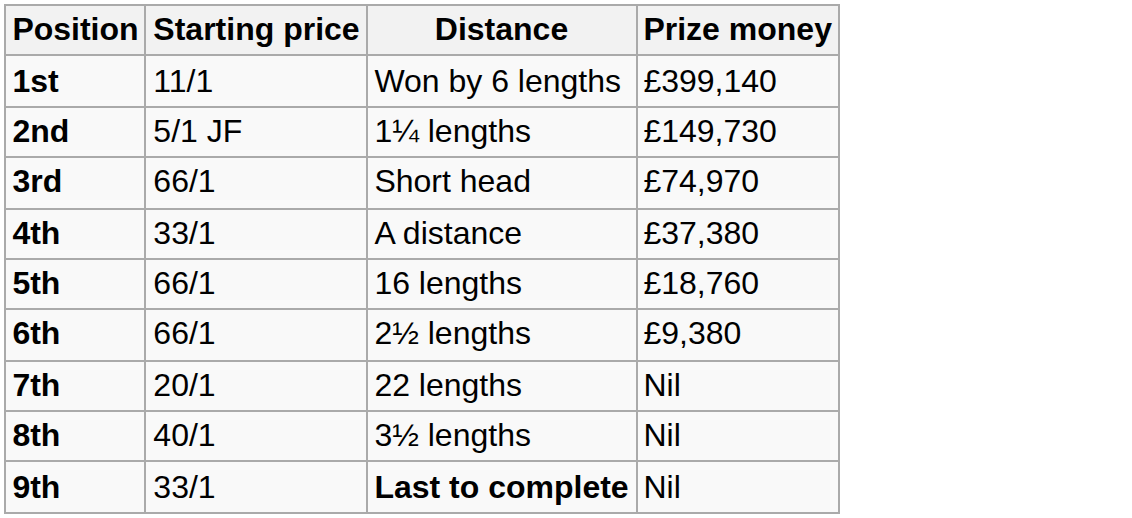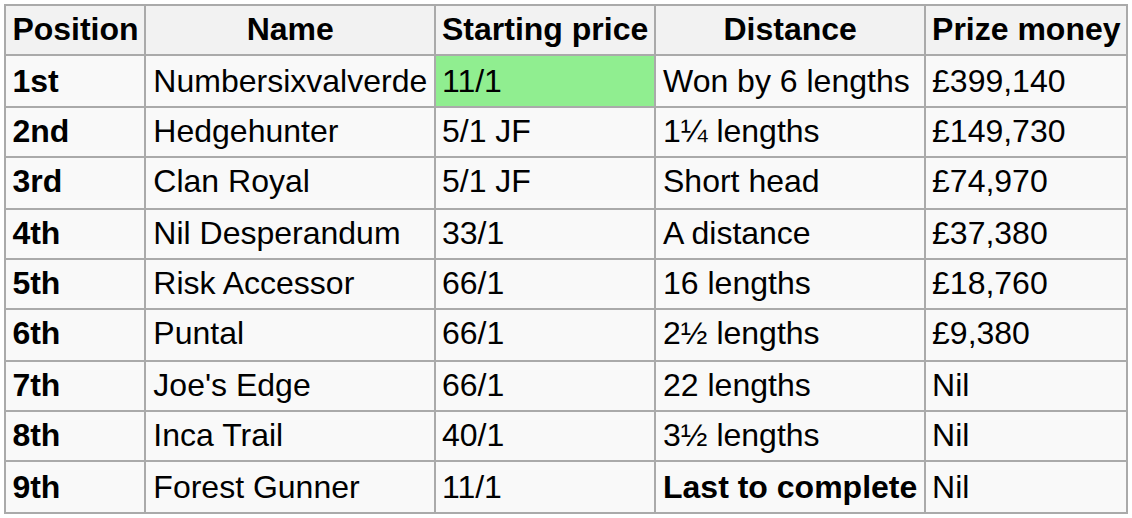+ column: (290, 29)
(183, 80) no background -> (472, 80) lightgreen background
(184, 182) 66/1 -> (486, 182) 5/1 JF
(184, 385) 20/1 -> (473, 385) 66/1
(184, 486) 33/1 -> (472, 486) 11/1
